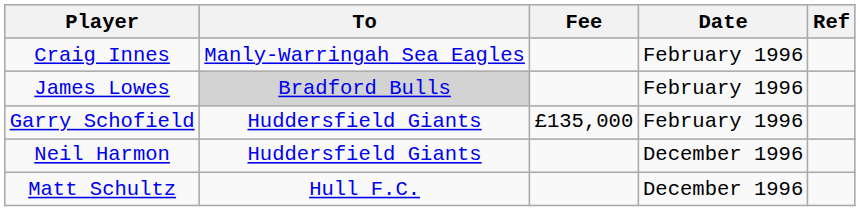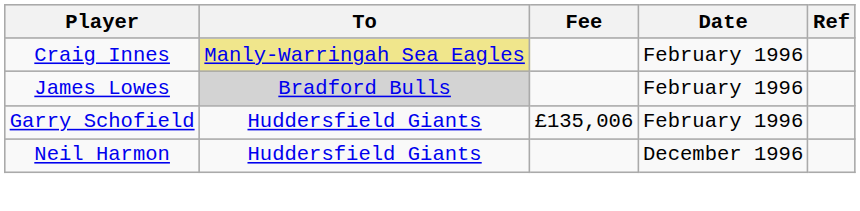(365, 55) no background -> (365, 55) khaki background
(584, 122) £135,000 -> (584, 122) £135,006
- row: (102, 189)
